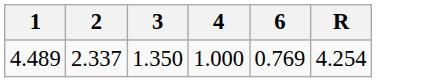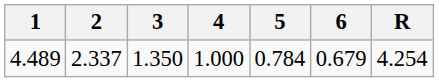+ column: (280, 22)
(280, 58) 0.769 -> (341, 58) 0.679
